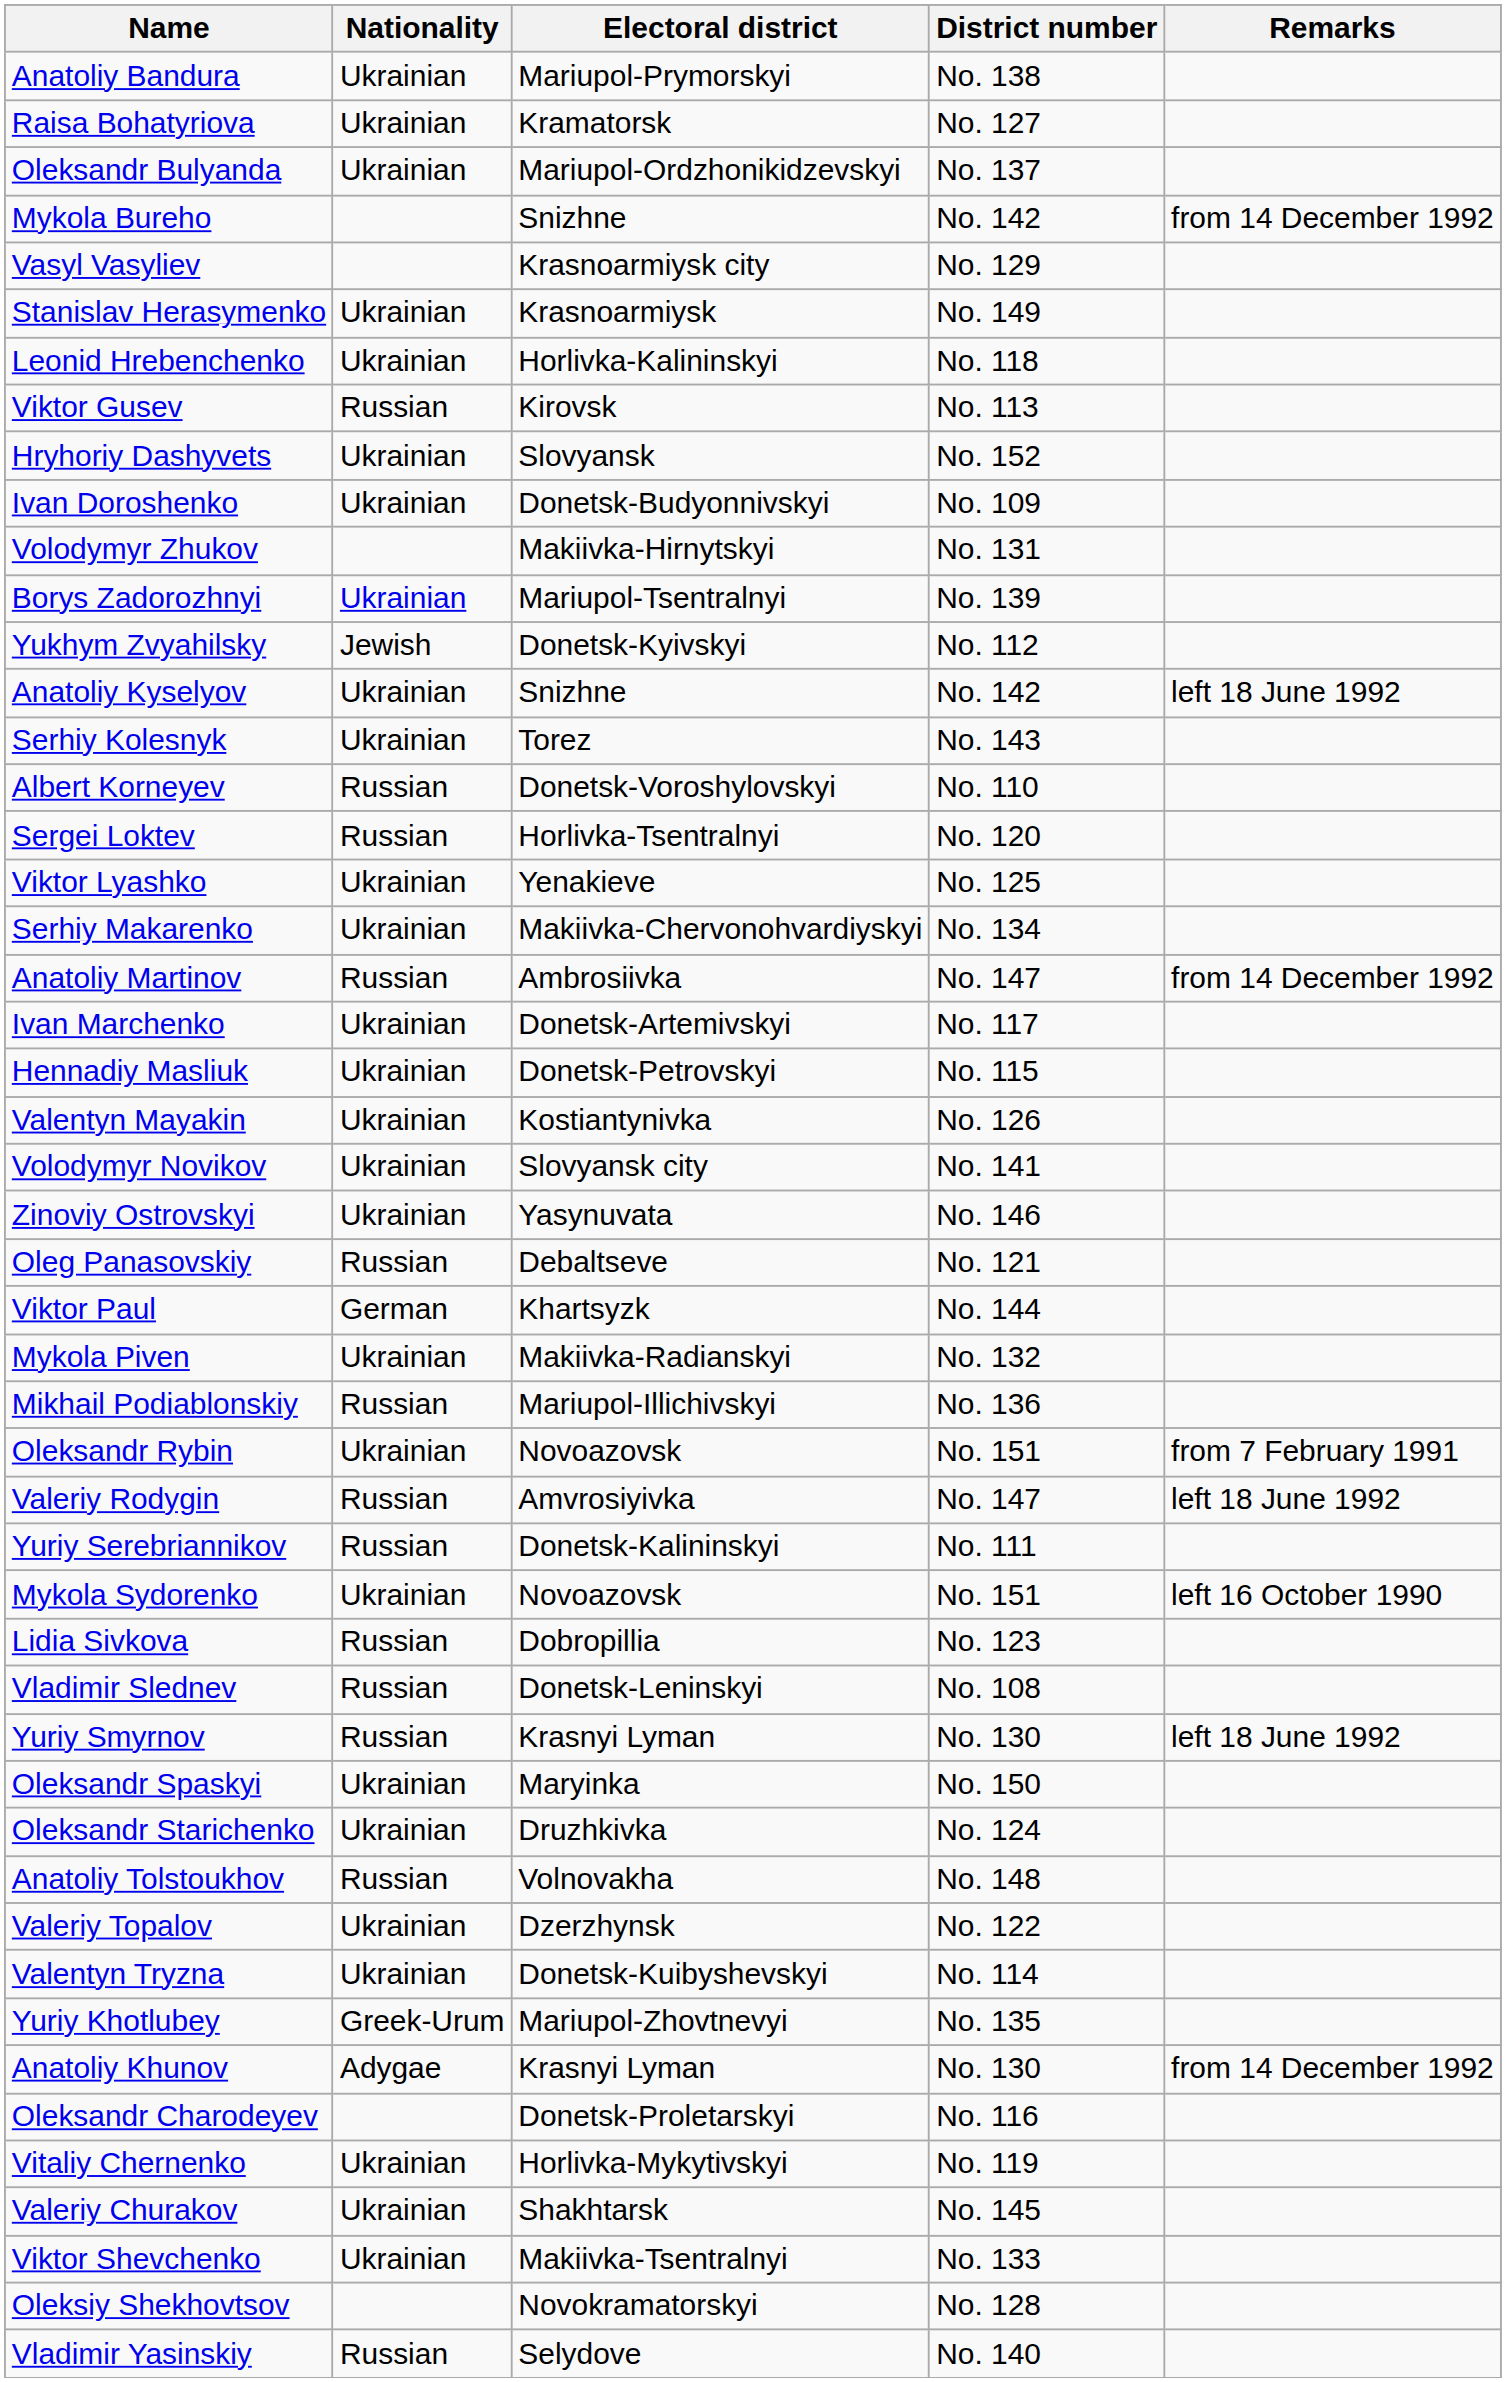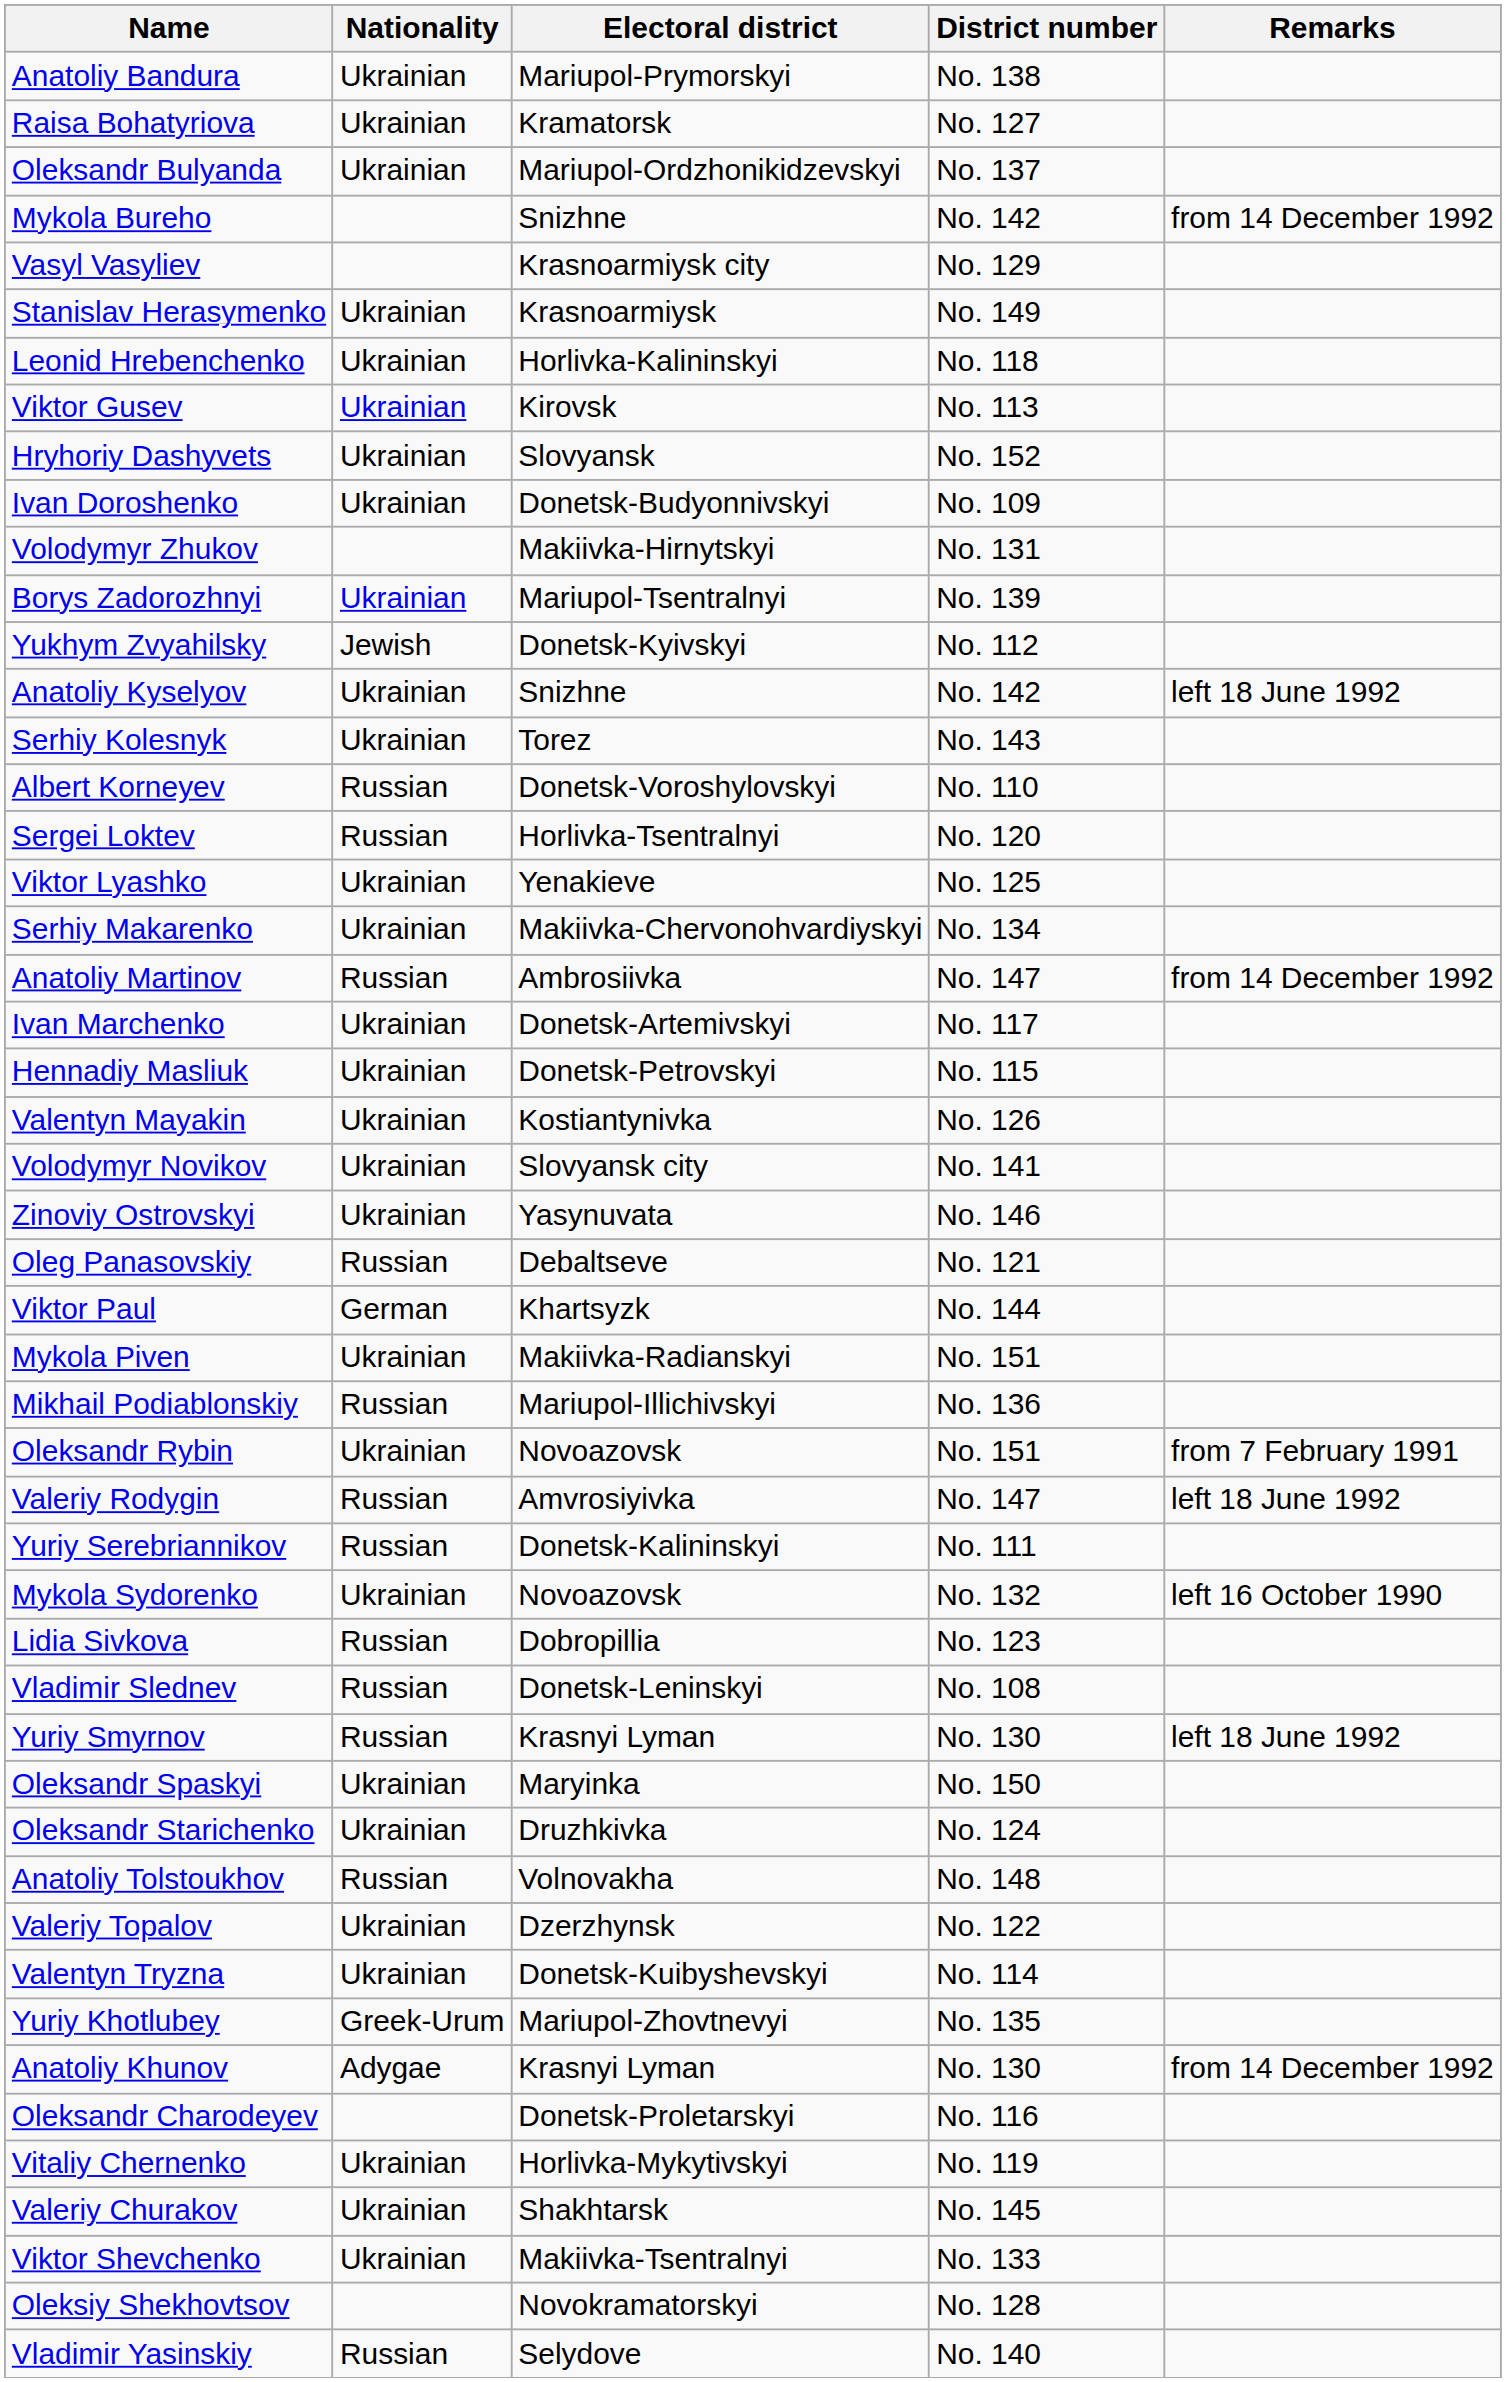(394, 407) Russian -> (403, 407) Ukrainian
(989, 1356) No. 132 -> (989, 1356) No. 151
(989, 1594) No. 151 -> (989, 1594) No. 132
